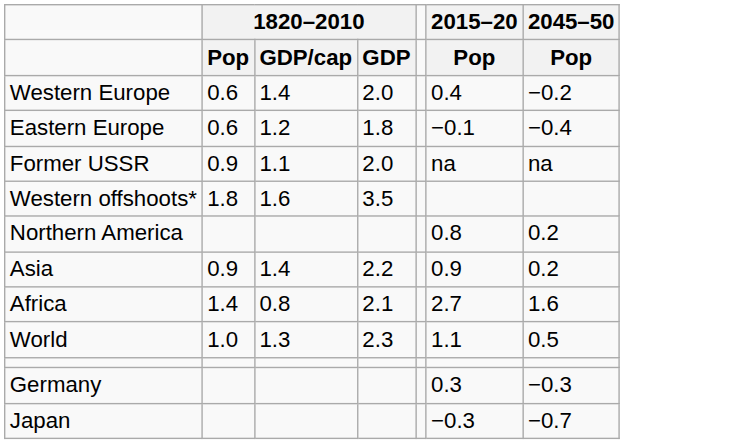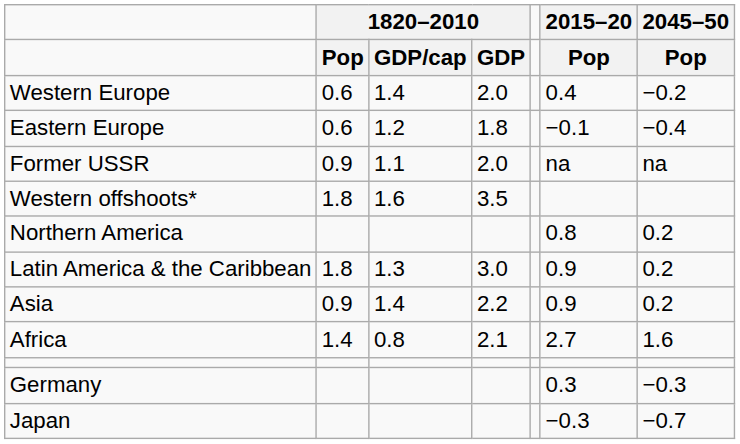+ row: (161, 269)
- row: (39, 339)
